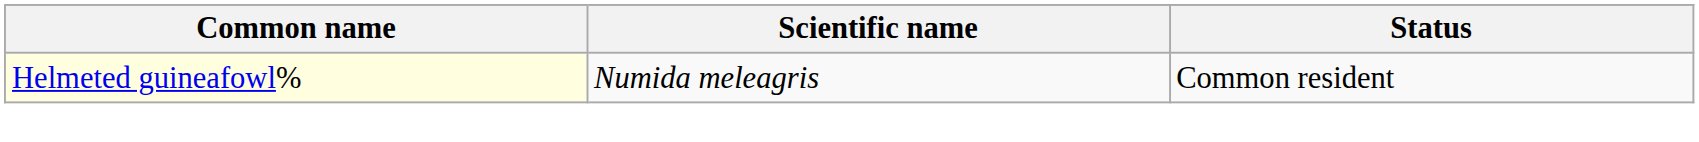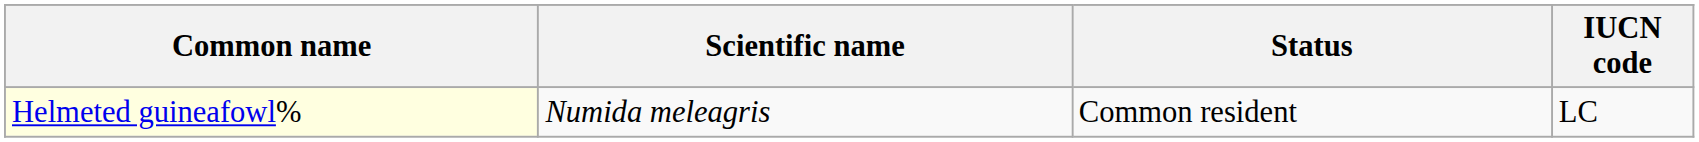+ column: (1622, 45)
